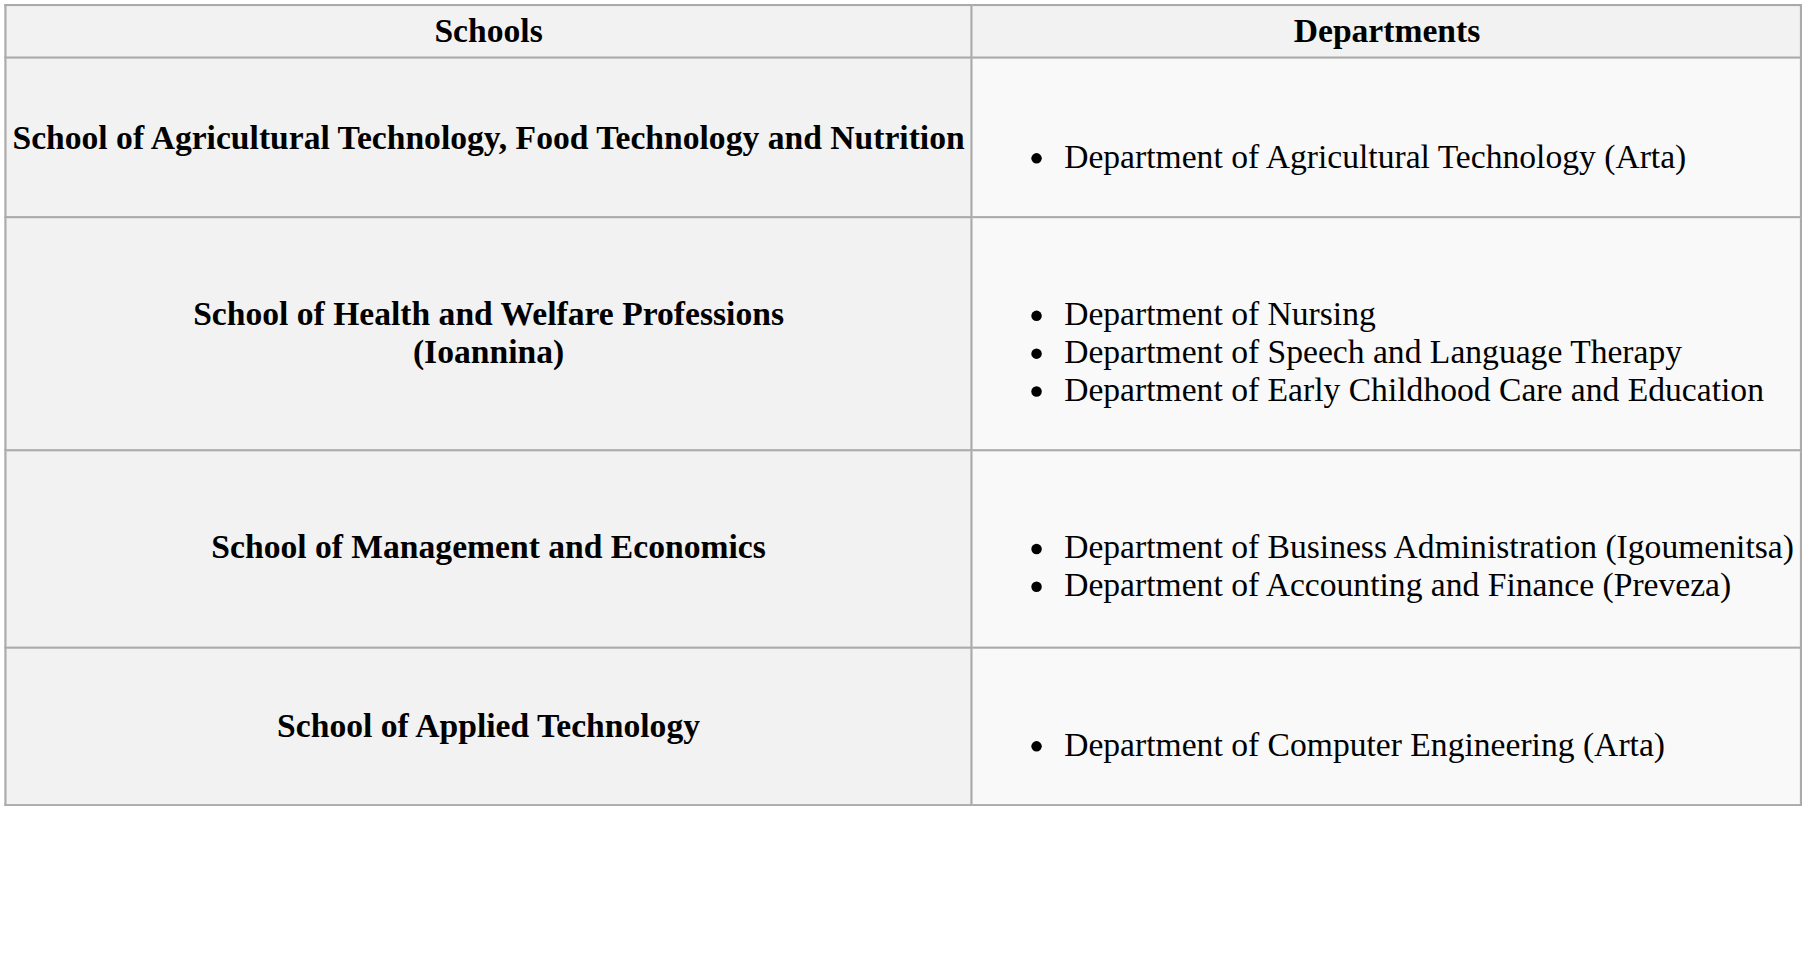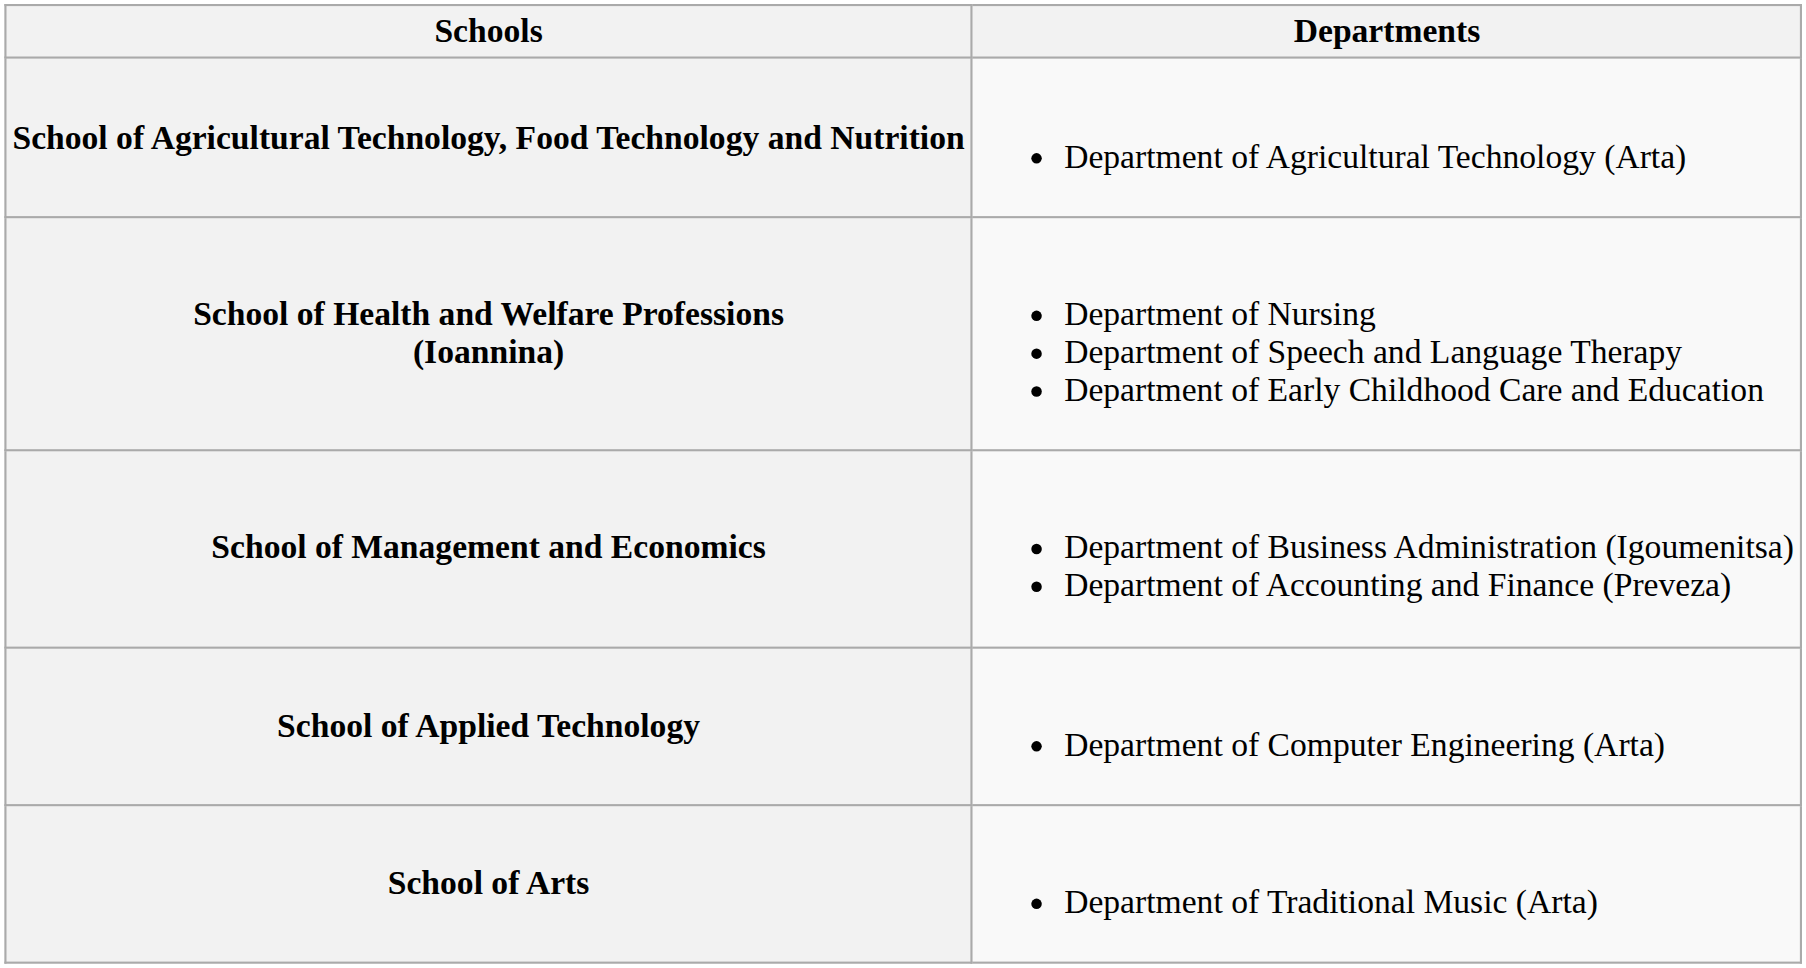+ row: (489, 883)
